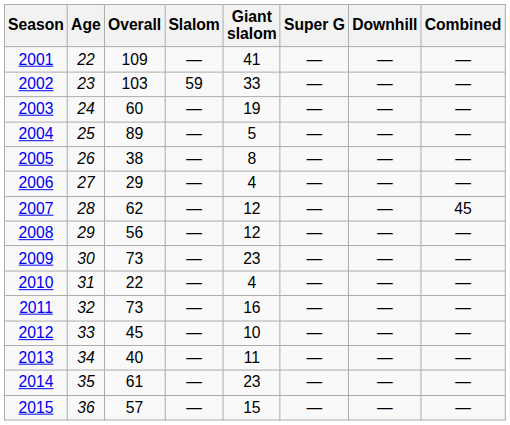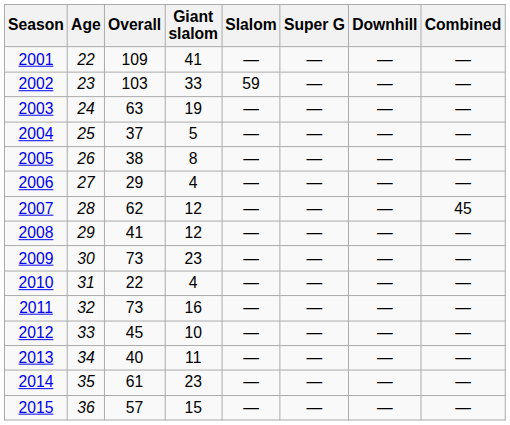columns swapped: (194, 25) <-> (252, 25)
(135, 109) 60 -> (135, 109) 63
(135, 134) 89 -> (135, 134) 37
(135, 233) 56 -> (135, 233) 41
